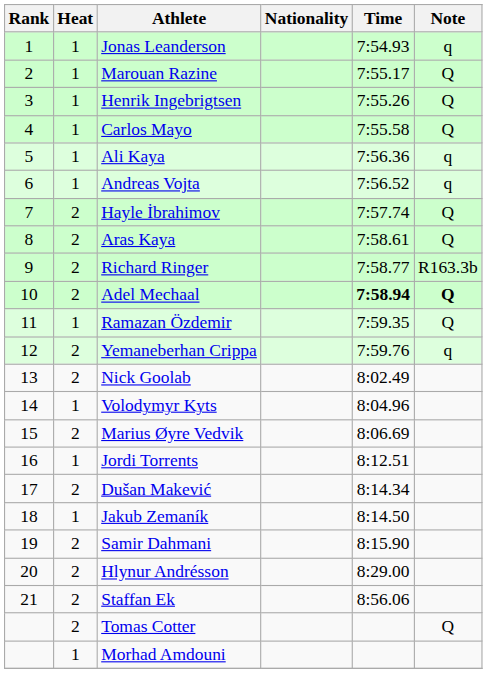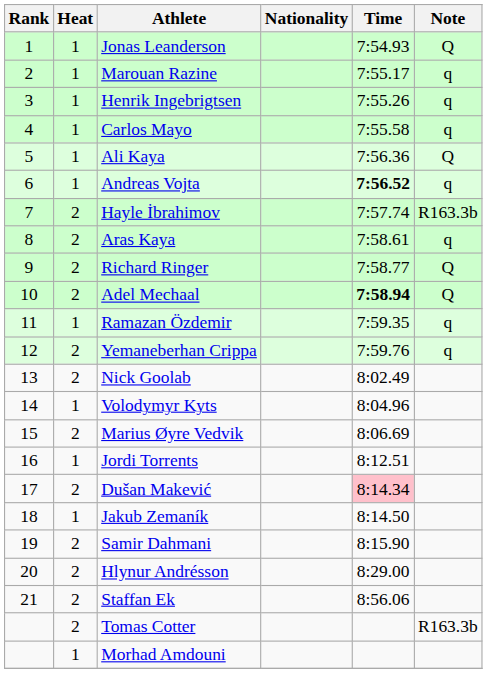(448, 45) q -> (448, 45) Q
(448, 73) Q -> (448, 73) q
(448, 101) Q -> (448, 101) q
(448, 128) Q -> (448, 128) q
(448, 156) q -> (448, 156) Q
(383, 184) normal -> (383, 184) bold
(448, 211) Q -> (448, 211) R163.3b
(448, 239) Q -> (448, 239) q
(448, 267) R163.3b -> (448, 267) Q
(448, 294) bold -> (448, 294) normal
(448, 322) Q -> (448, 322) q
(383, 488) no background -> (383, 488) pink background
(448, 626) Q -> (448, 626) R163.3b
